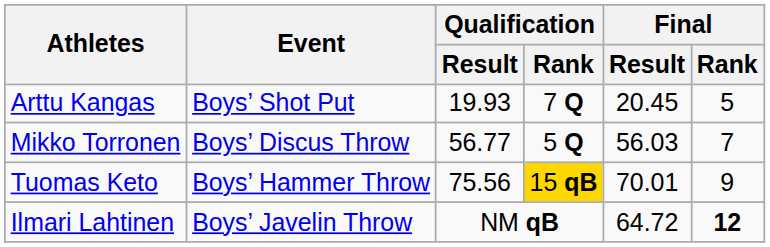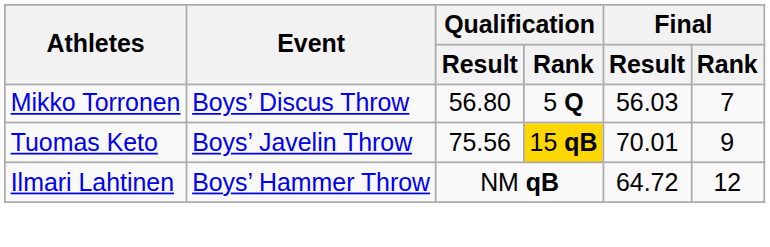- row: (83, 104)
(480, 143) 56.77 -> (480, 104) 56.80
(311, 182) Boys’ Hammer Throw -> (302, 143) Boys’ Javelin Throw
(302, 222) Boys’ Javelin Throw -> (311, 182) Boys’ Hammer Throw
(727, 222) bold -> (727, 182) normal
